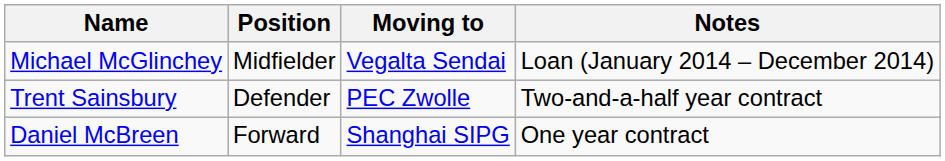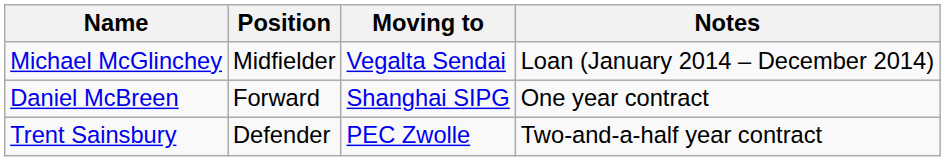rows swapped: (93, 98) <-> (94, 135)
